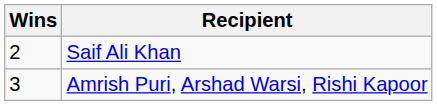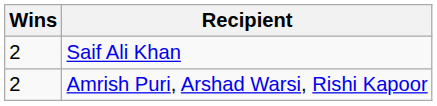(15, 84) 3 -> (15, 84) 2
